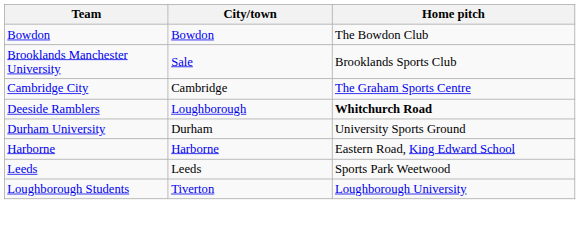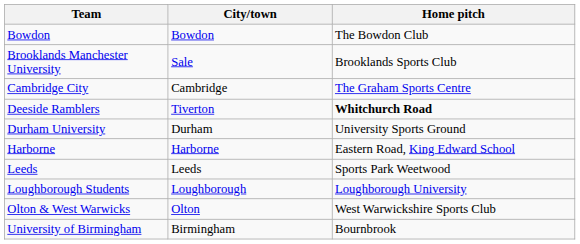(209, 108) Loughborough -> (193, 108) Tiverton
(193, 189) Tiverton -> (209, 189) Loughborough
+ row: (69, 209)
+ row: (74, 229)
